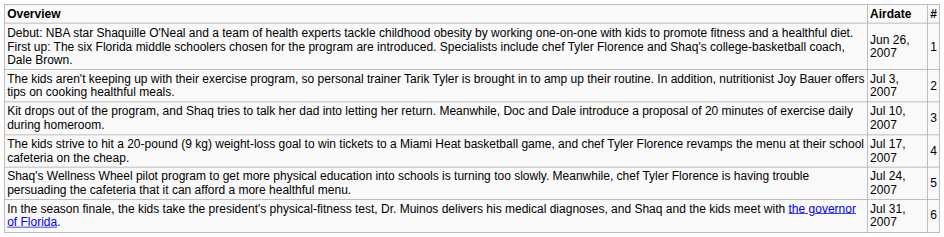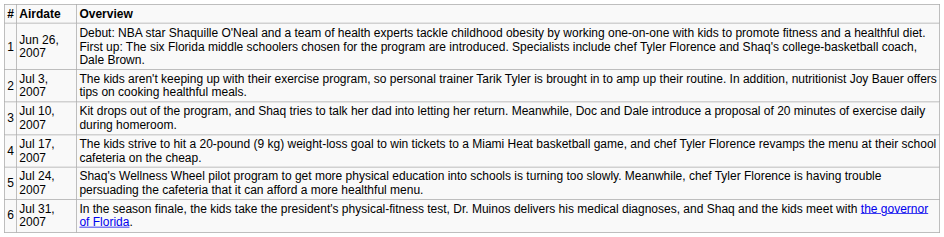columns swapped: (934, 14) <-> (34, 14)
